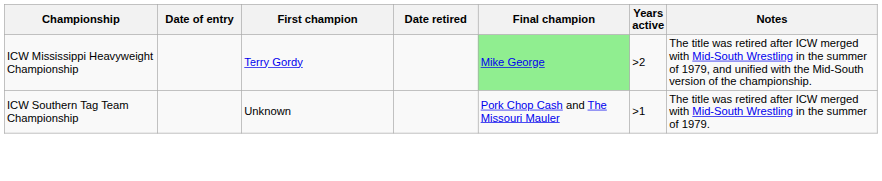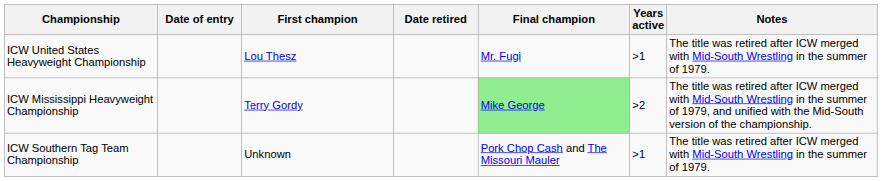+ row: (76, 56)
